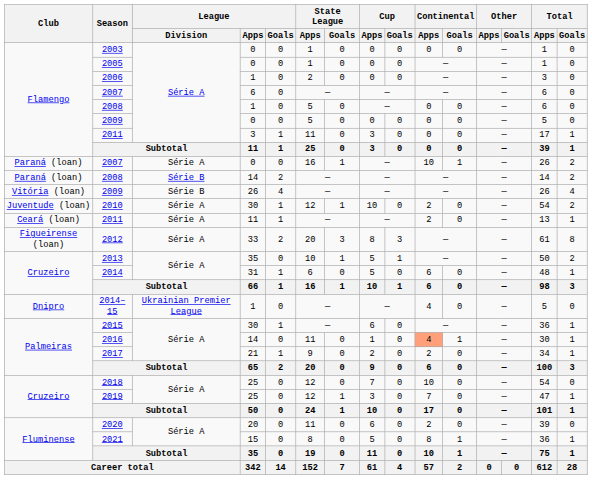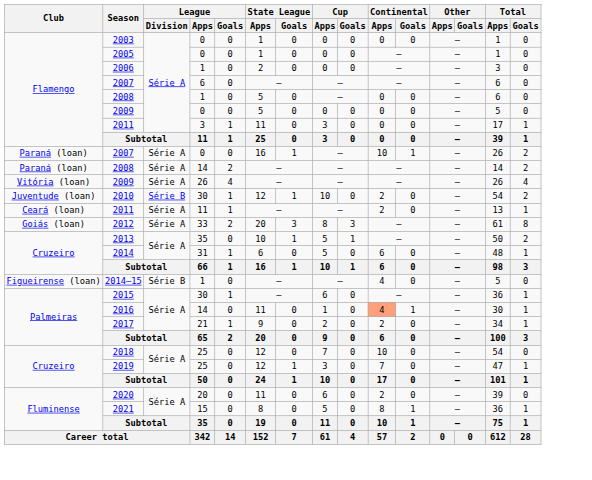(186, 178) Série B -> (167, 168) Série A
(186, 192) Série B -> (167, 182) Série A
(186, 206) Série A -> (167, 196) Série B
(49, 239) Figueirense (loan) -> (54, 224) Goiás (loan)
(49, 306) Dnipro -> (54, 281) Figueirense (loan)
(186, 306) Ukrainian Premier League -> (167, 281) Série B
